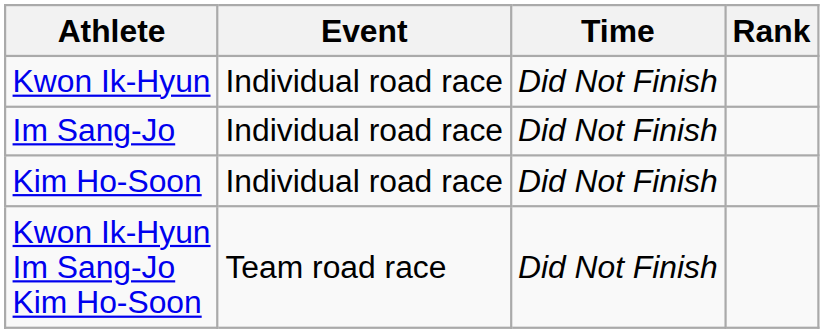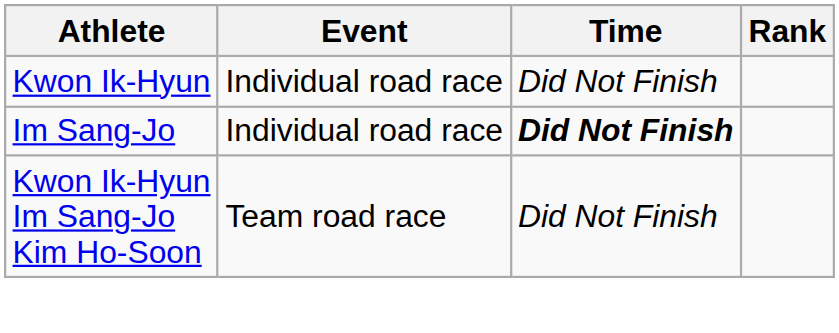(618, 131) normal -> (626, 131) bold
- row: (107, 181)
